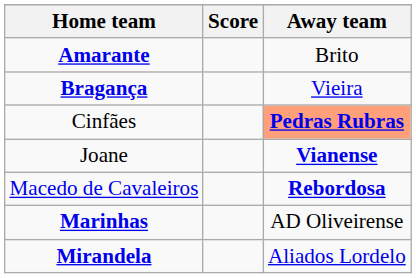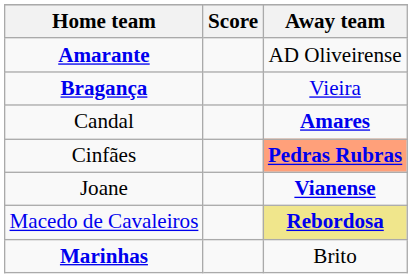(337, 54) Brito -> (335, 54) AD Oliveirense
+ row: (104, 121)
(337, 188) no background -> (335, 222) khaki background
(337, 222) AD Oliveirense -> (335, 255) Brito
- row: (104, 255)
